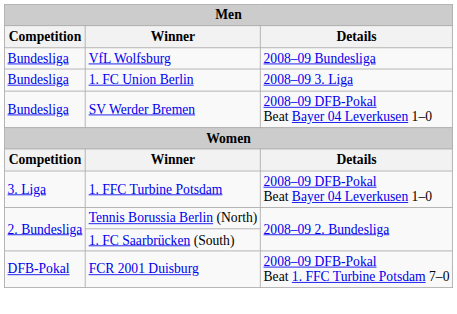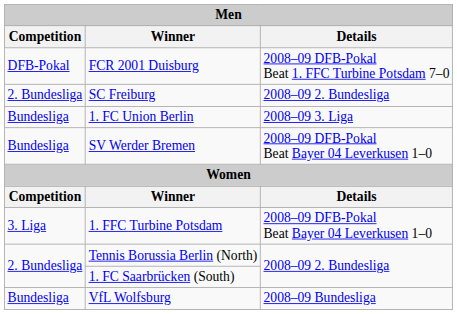rows swapped: (130, 58) <-> (144, 269)
+ row: (122, 95)
